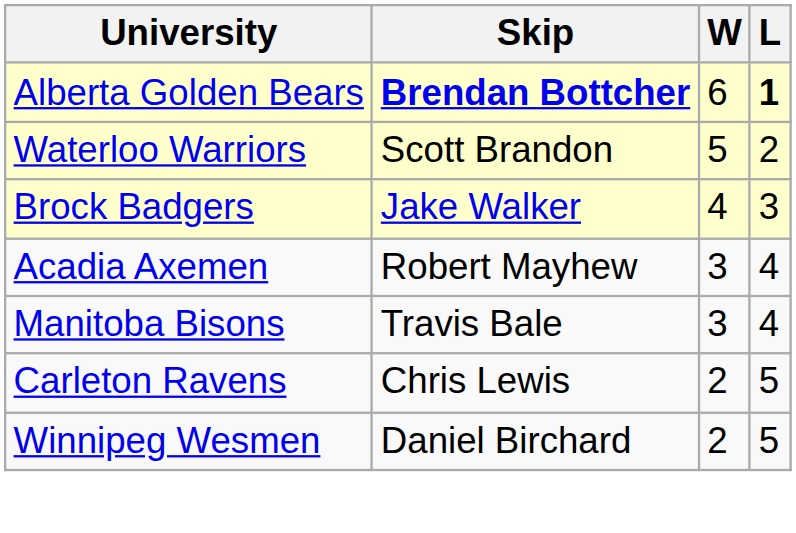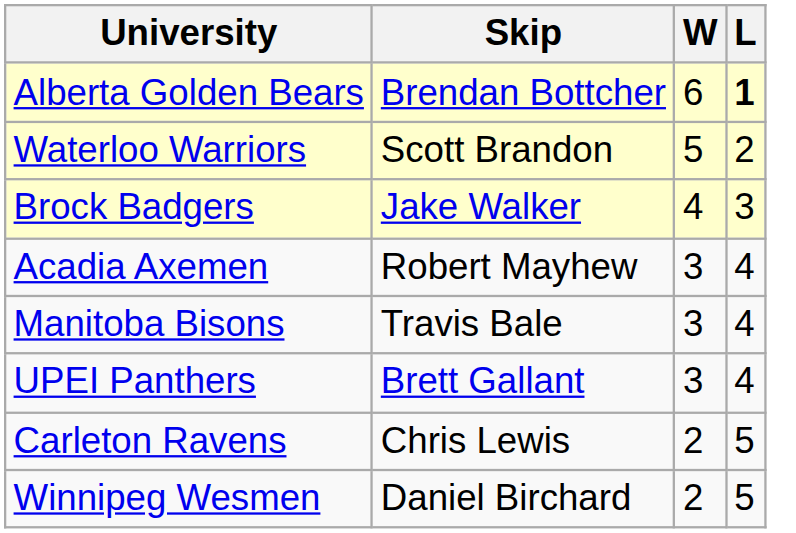(536, 91) bold -> (523, 91) normal
+ row: (135, 382)
